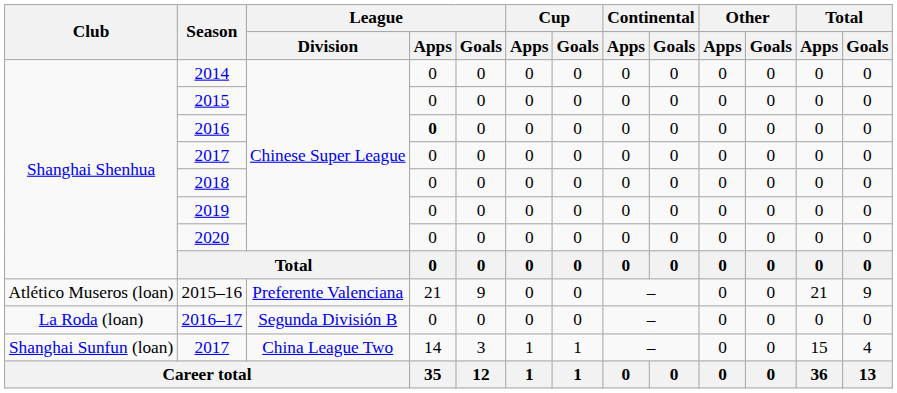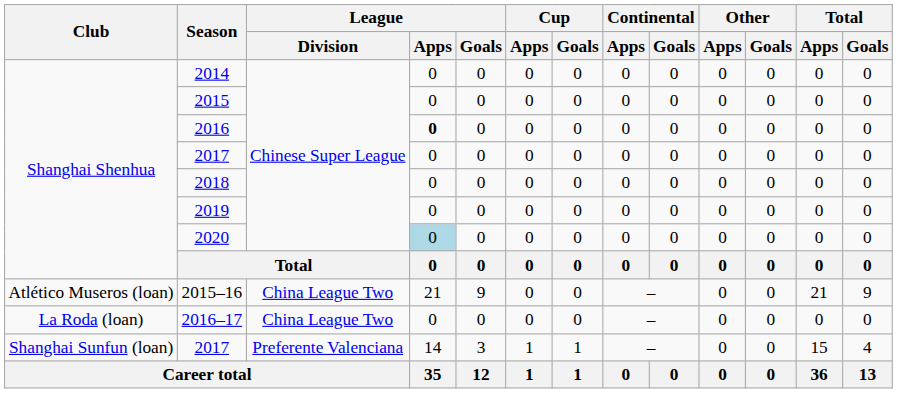(433, 237) no background -> (433, 237) lightblue background
(328, 292) Preferente Valenciana -> (328, 292) China League Two
(328, 319) Segunda División B -> (328, 319) China League Two
(328, 347) China League Two -> (328, 347) Preferente Valenciana
